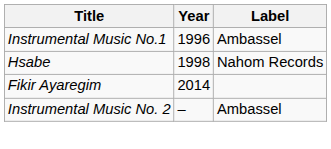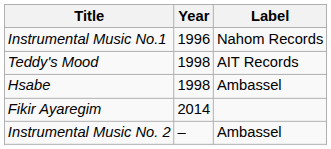(249, 39) Ambassel -> (270, 39) Nahom Records
+ row: (53, 62)
(270, 62) Nahom Records -> (249, 86) Ambassel
